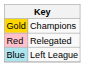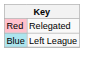- row: (16, 25)
